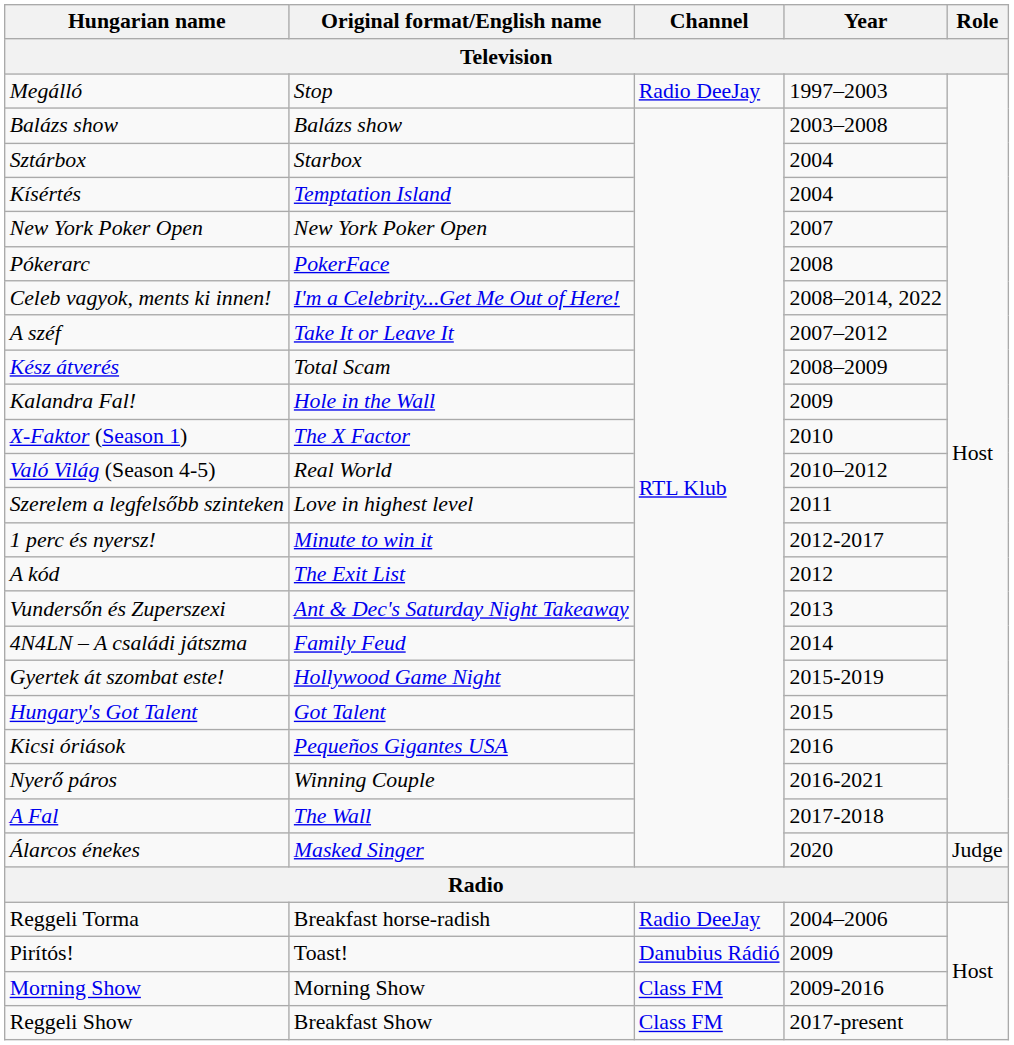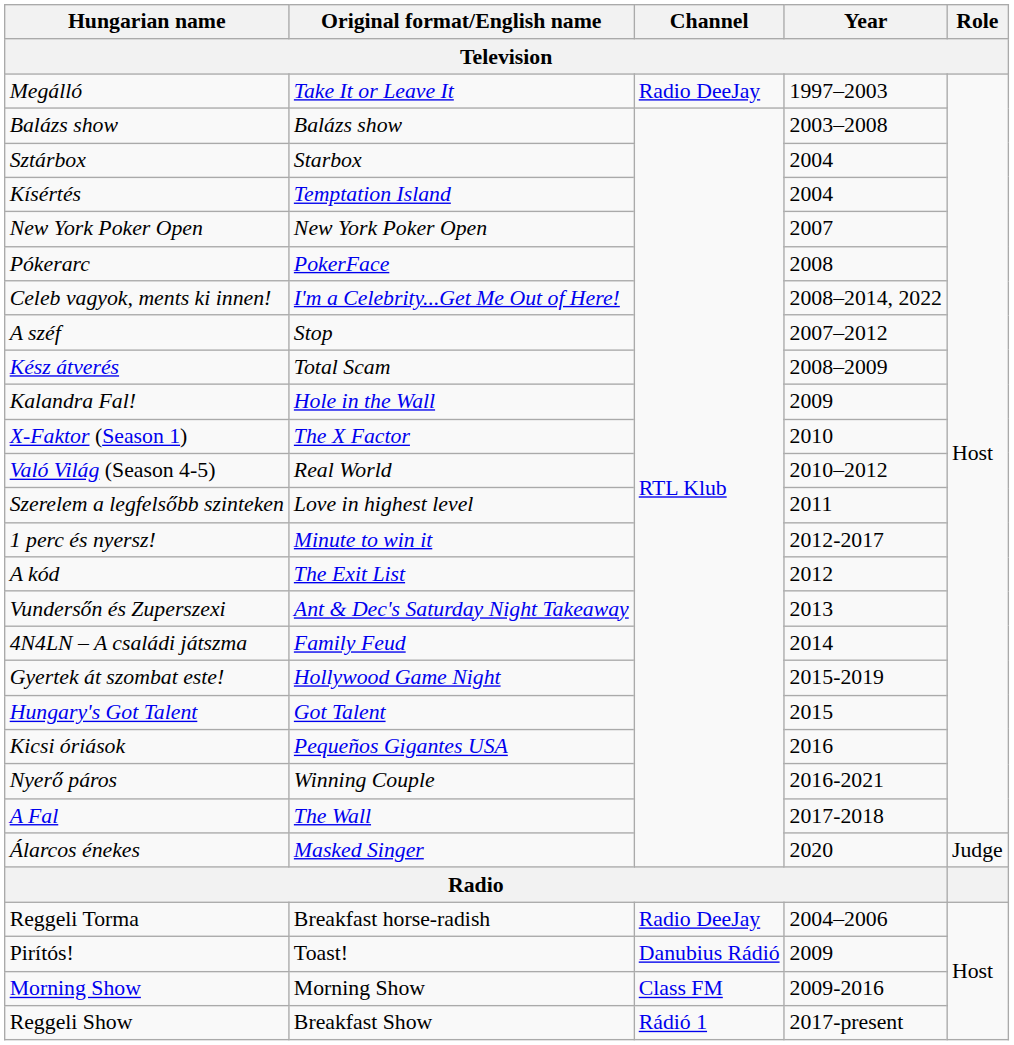(313, 90) Stop -> (374, 90) Take It or Leave It
(374, 332) Take It or Leave It -> (313, 332) Stop
(681, 1022) Class FM -> (673, 1022) Rádió 1
